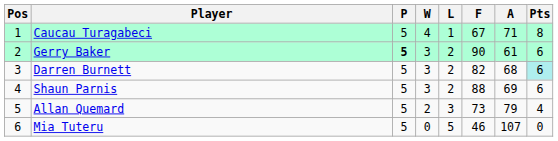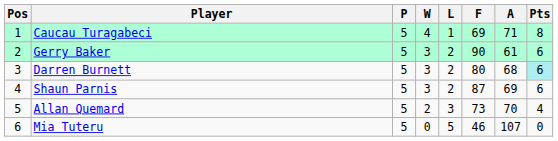(478, 33) 67 -> (478, 33) 69
(404, 52) bold -> (404, 52) normal
(478, 70) 82 -> (478, 70) 80
(478, 89) 88 -> (478, 89) 87
(511, 108) 79 -> (511, 108) 70
